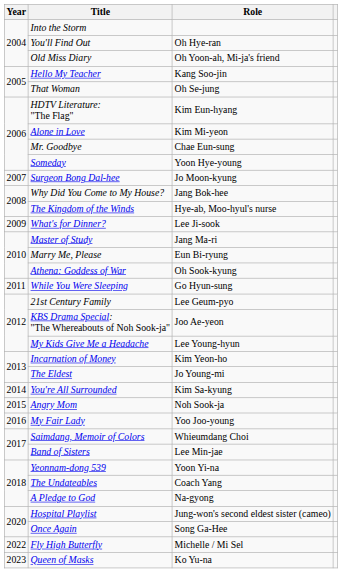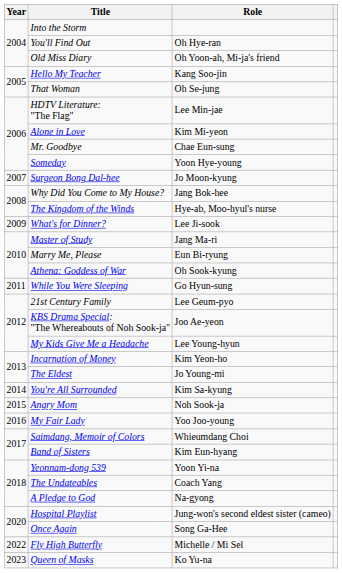(206, 110) Kim Eun-hyang -> (199, 110) Lee Min-jae
(199, 452) Lee Min-jae -> (206, 452) Kim Eun-hyang
